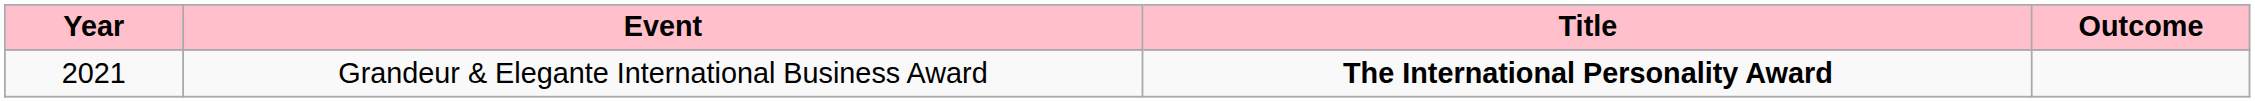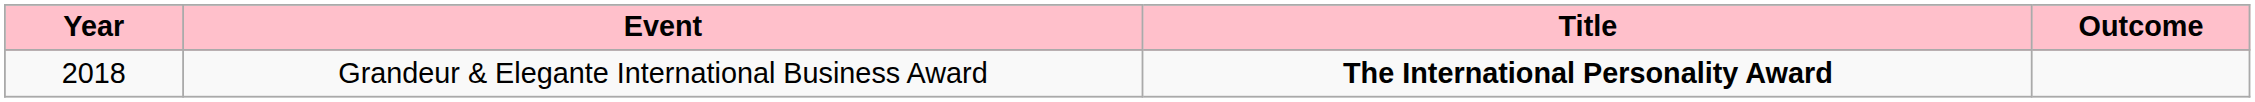(94, 73) 2021 -> (94, 73) 2018
